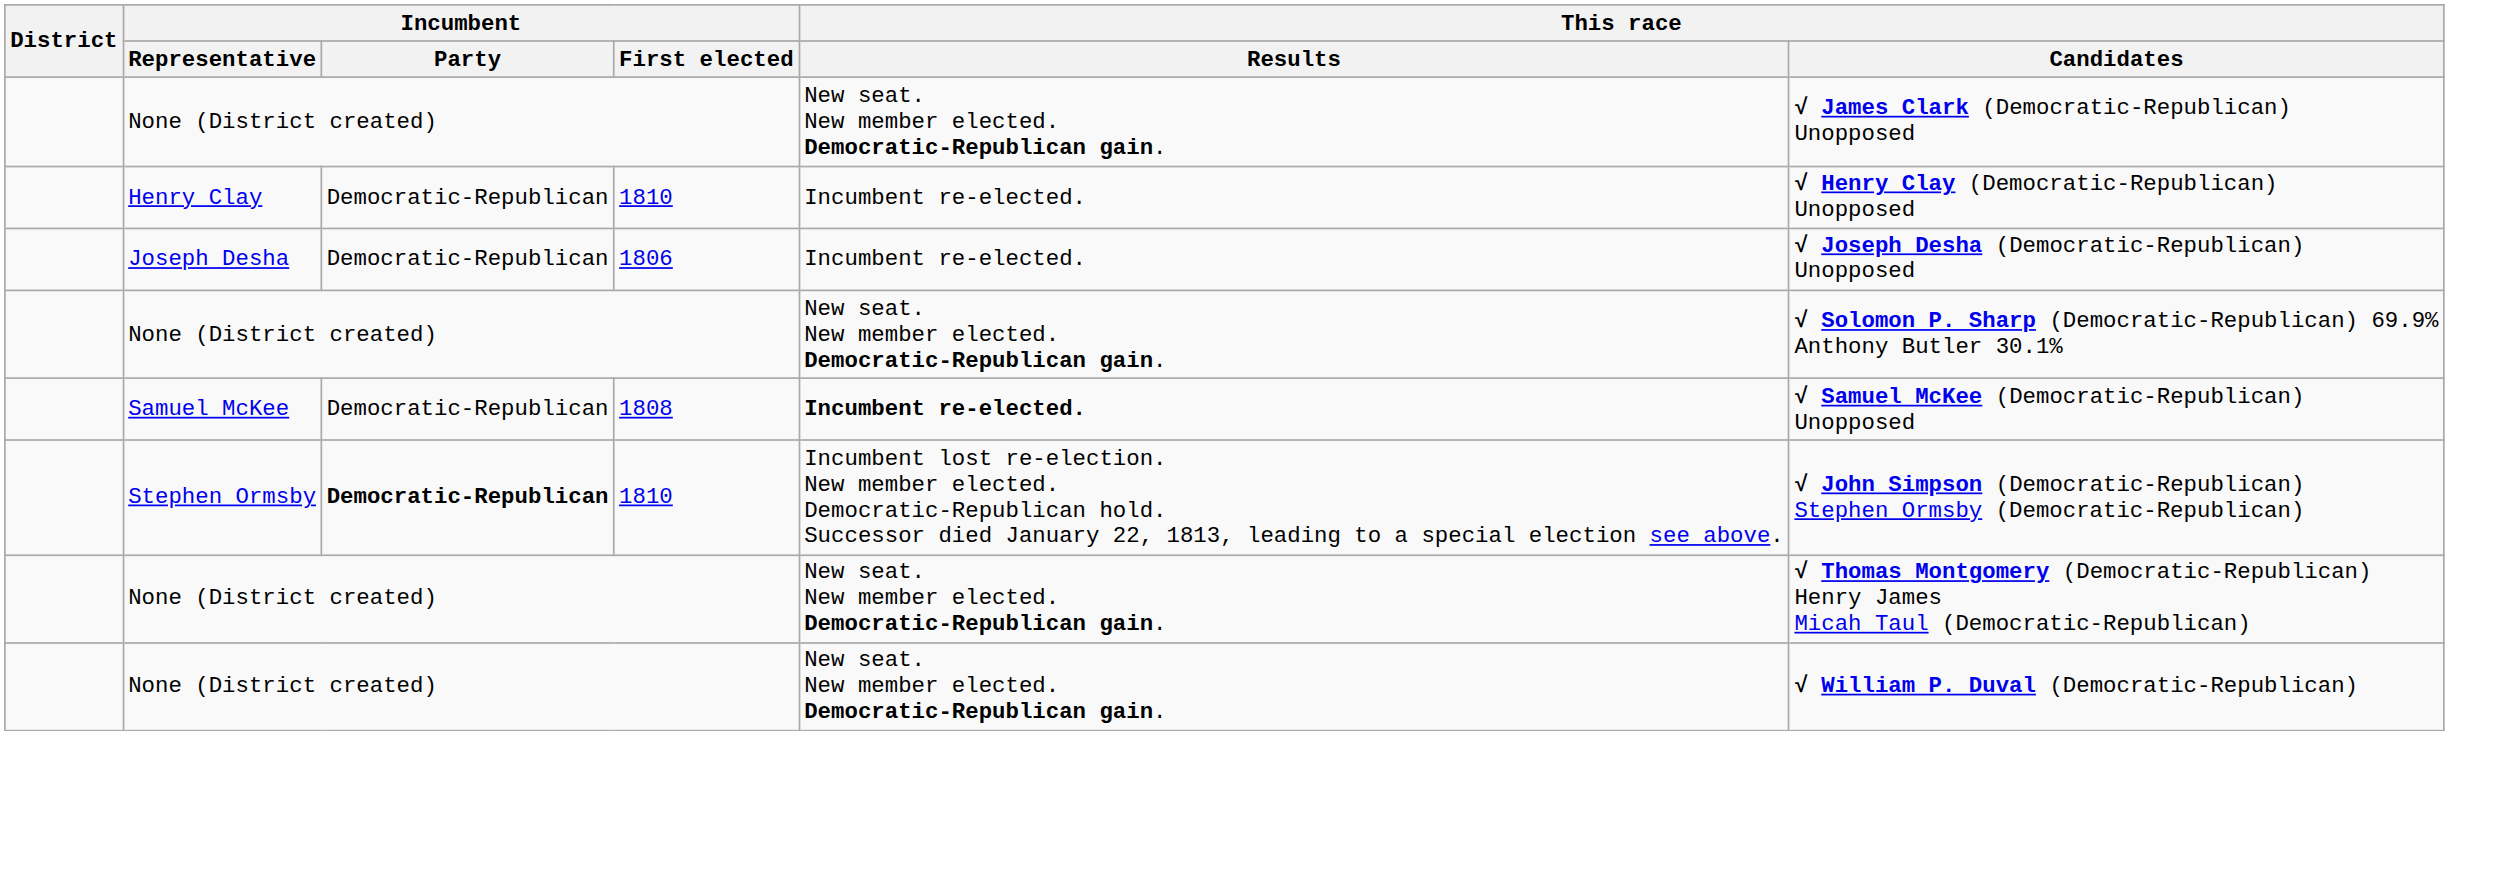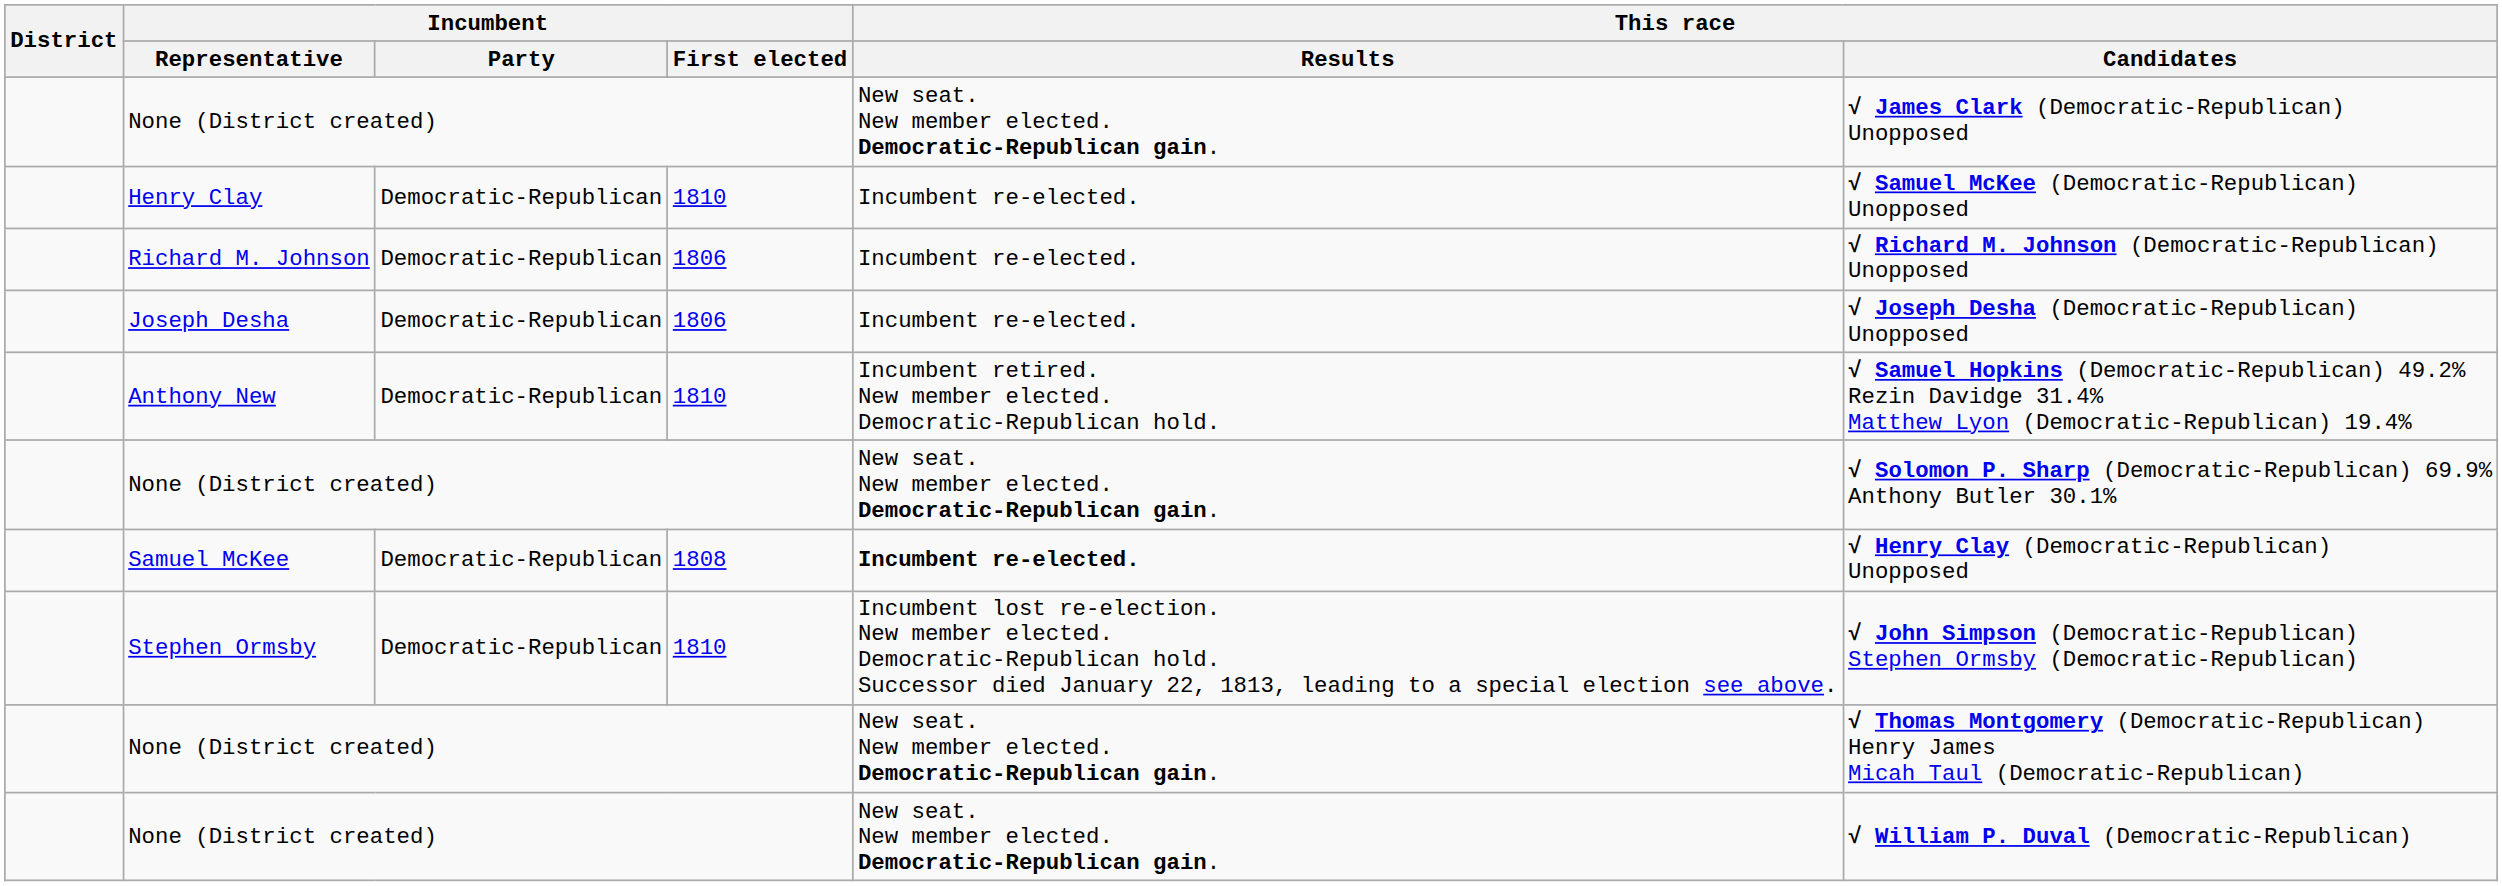(2036, 197) √ Henry Clay (Democratic-Republican) Unopposed -> (2103, 197) √ Samuel McKee (Democratic-Republican) Unopposed
+ row: (249, 259)
+ row: (202, 397)
(2049, 409) √ Samuel McKee (Democratic-Republican) Unopposed -> (2090, 560) √ Henry Clay (Democratic-Republican) Unopposed
(468, 497) bold -> (521, 648) normal
